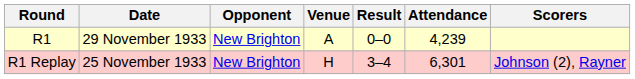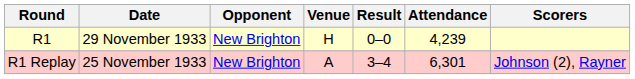(329, 39) A -> (329, 39) H
(329, 62) H -> (329, 62) A
